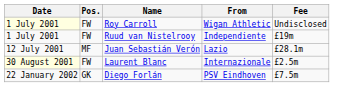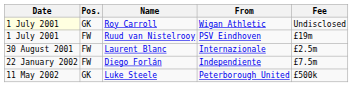(86, 24) FW -> (86, 24) GK
(235, 37) Independiente -> (230, 37) PSV Eindhoven
- row: (152, 50)
(40, 62) lightyellow background -> (40, 50) no background
(86, 75) GK -> (86, 62) FW
(235, 75) PSV Eindhoven -> (230, 62) Independiente
+ row: (131, 75)
